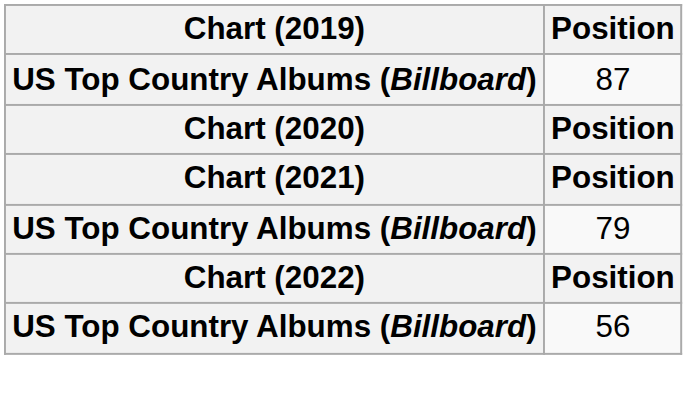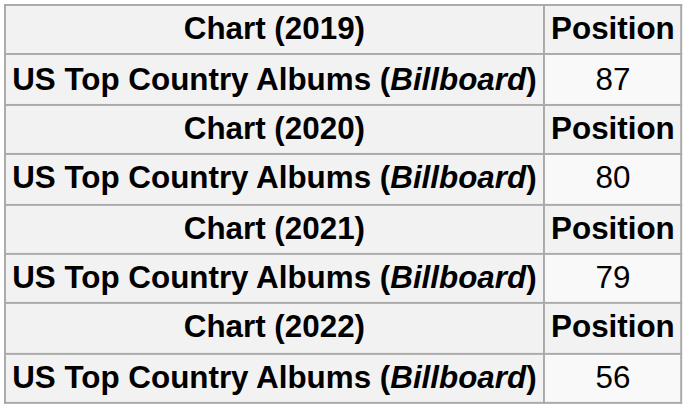+ row: (613, 178)
